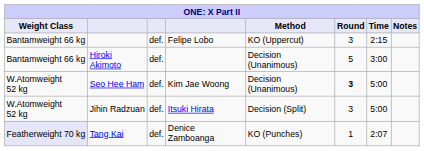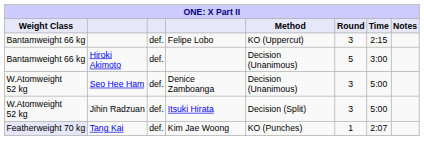(198, 84) Kim Jae Woong -> (191, 84) Denice Zamboanga
(351, 84) bold -> (351, 84) normal
(191, 133) Denice Zamboanga -> (198, 128) Kim Jae Woong
